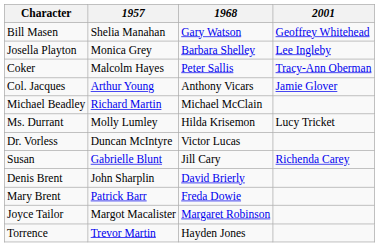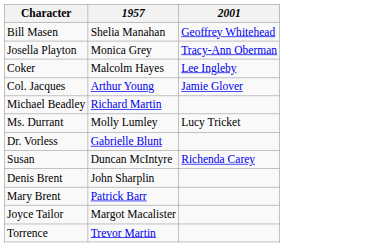- column: (226, 13)
(303, 50) Lee Ingleby -> (229, 50) Tracy-Ann Oberman
(324, 68) Tracy-Ann Oberman -> (209, 68) Lee Ingleby
(131, 141) Duncan McIntyre -> (126, 141) Gabrielle Blunt
(126, 159) Gabrielle Blunt -> (131, 159) Duncan McIntyre
